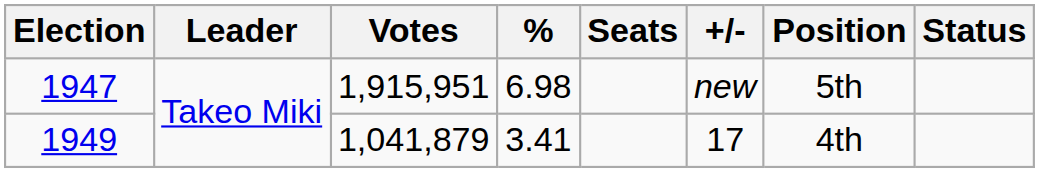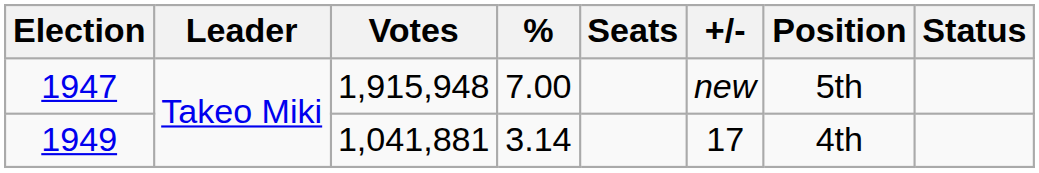(414, 85) 1,915,951 -> (414, 85) 1,915,948
(538, 85) 6.98 -> (538, 85) 7.00
(414, 139) 1,041,879 -> (414, 139) 1,041,881
(538, 139) 3.41 -> (538, 139) 3.14
